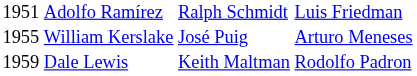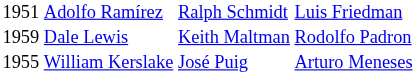rows swapped: (109, 37) <-> (86, 62)
